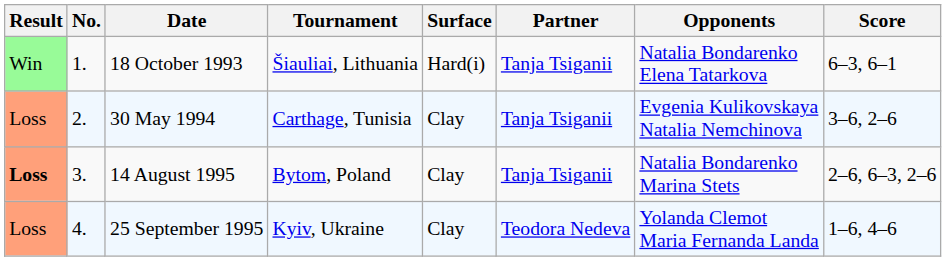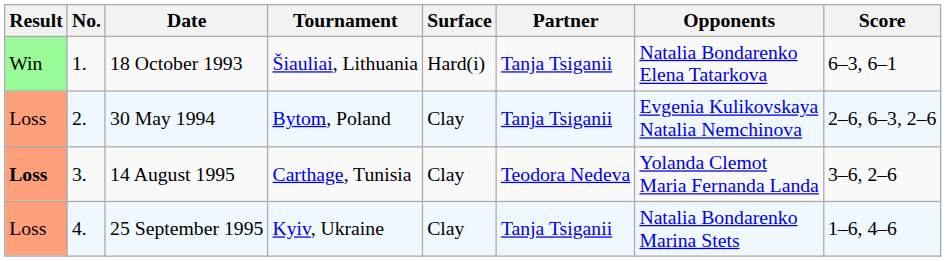(342, 118) Carthage, Tunisia -> (332, 118) Bytom, Poland
(862, 118) 3–6, 2–6 -> (882, 118) 2–6, 6–3, 2–6
(332, 173) Bytom, Poland -> (342, 173) Carthage, Tunisia
(557, 173) Tanja Tsiganii -> (566, 173) Teodora Nedeva
(718, 173) Natalia Bondarenko Marina Stets -> (729, 173) Yolanda Clemot Maria Fernanda Landa
(882, 173) 2–6, 6–3, 2–6 -> (862, 173) 3–6, 2–6
(566, 227) Teodora Nedeva -> (557, 227) Tanja Tsiganii
(729, 227) Yolanda Clemot Maria Fernanda Landa -> (718, 227) Natalia Bondarenko Marina Stets
